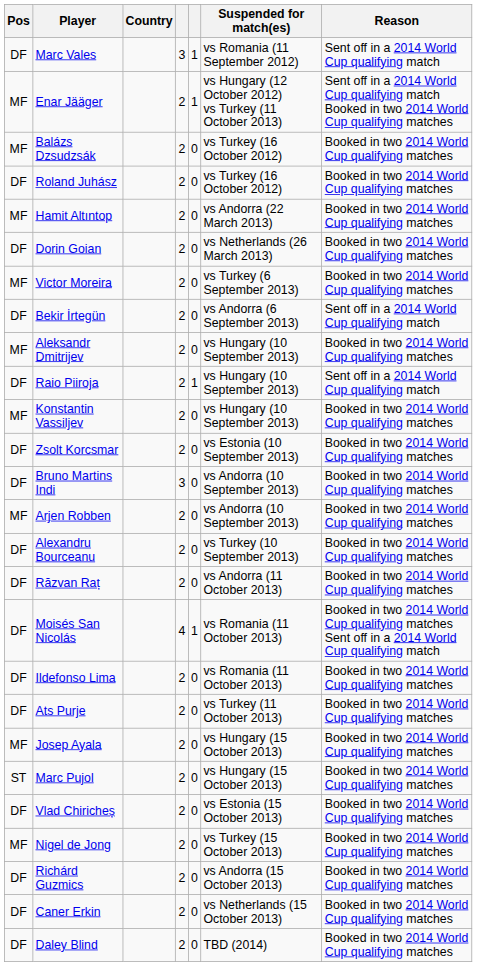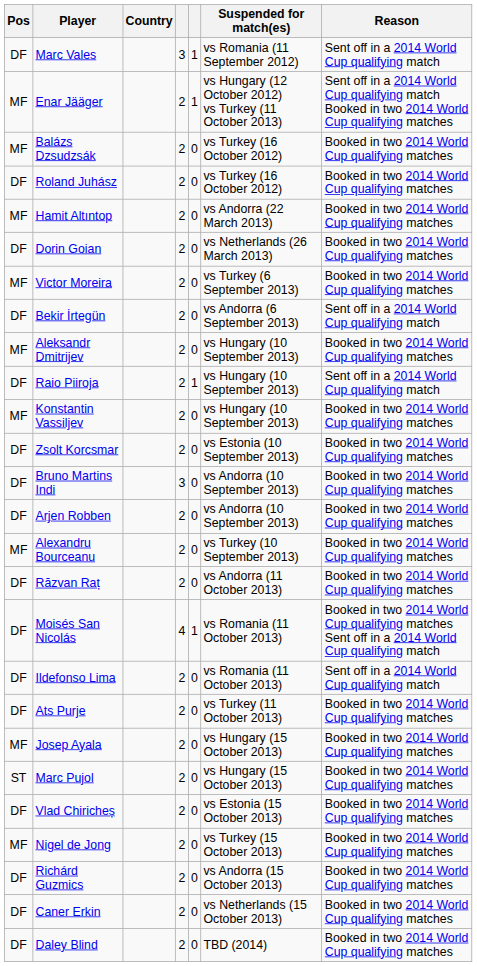(19, 516) MF -> (19, 516) DF
(19, 549) DF -> (19, 549) MF
(397, 677) Booked in two 2014 World Cup qualifying matches -> (391, 677) Sent off in a 2014 World Cup qualifying match
